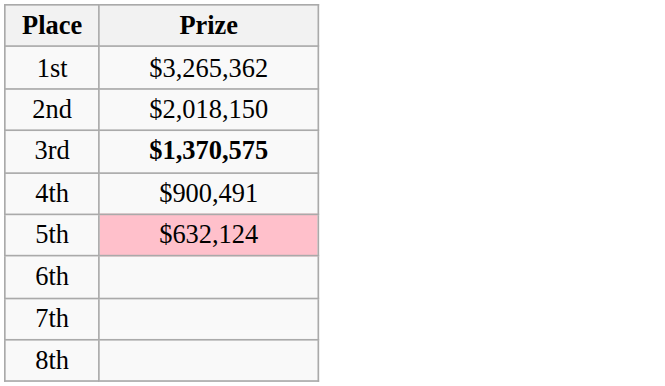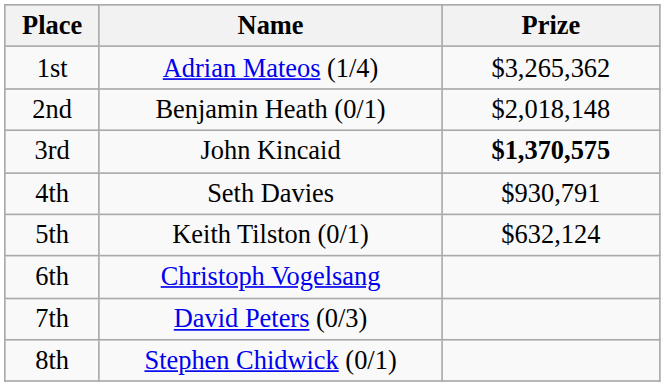+ column: (271, 25)
(209, 109) $2,018,150 -> (551, 109) $2,018,148
(209, 192) $900,491 -> (551, 192) $930,791
(209, 234) pink background -> (551, 234) no background
